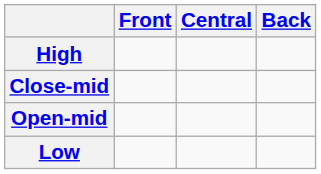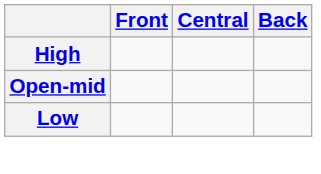- row: (59, 86)
